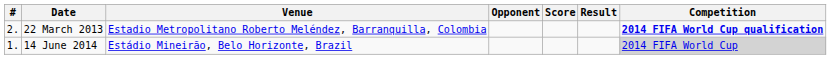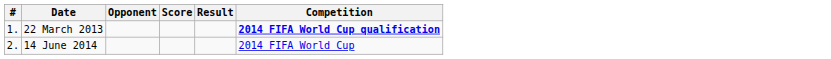- column: (297, 13)
(13, 29) 2. -> (13, 29) 1.
(13, 46) 1. -> (13, 46) 2.
(680, 46) lightgrey background -> (297, 46) no background
